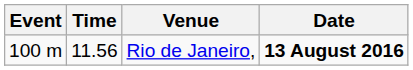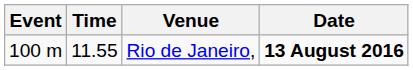(94, 50) 11.56 -> (94, 50) 11.55
